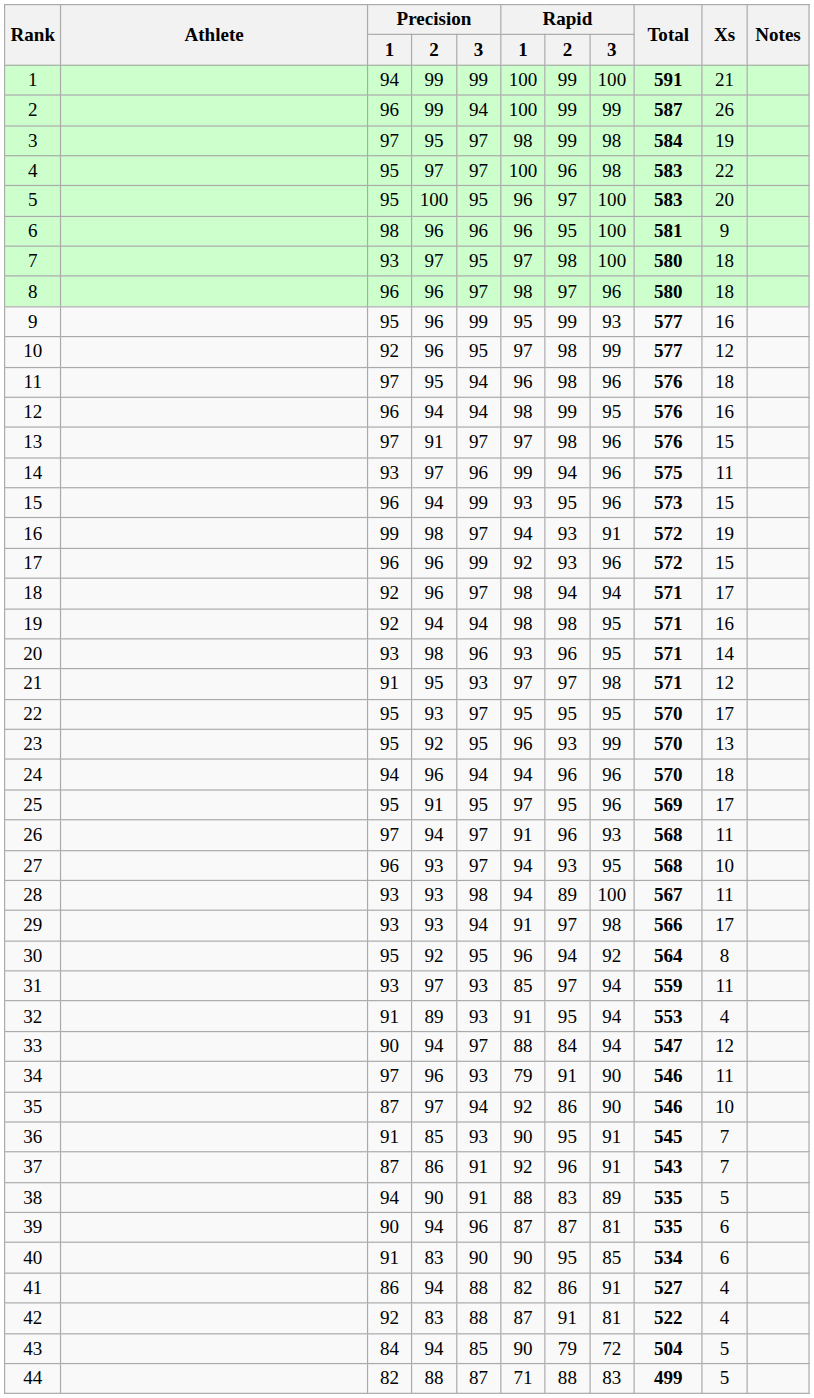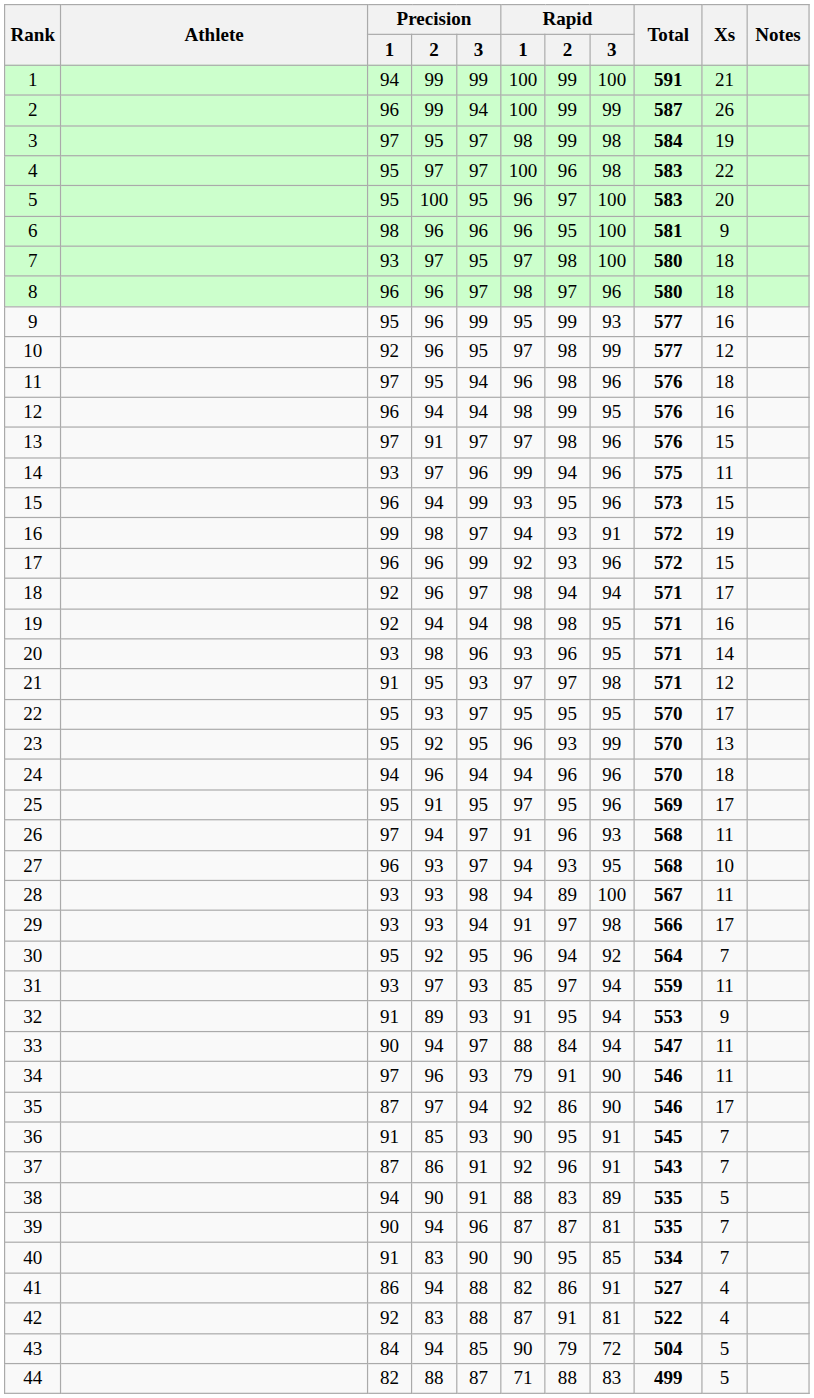(725, 955) 8 -> (725, 955) 7
(725, 1016) 4 -> (725, 1016) 9
(725, 1046) 12 -> (725, 1046) 11
(725, 1106) 10 -> (725, 1106) 17
(725, 1227) 6 -> (725, 1227) 7
(725, 1257) 6 -> (725, 1257) 7
